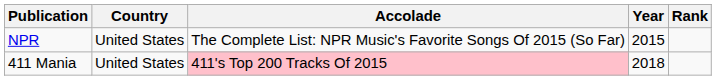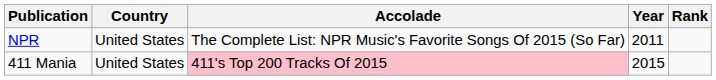(648, 39) 2015 -> (648, 39) 2011
(648, 63) 2018 -> (648, 63) 2015
